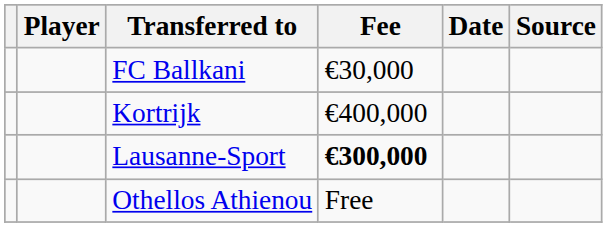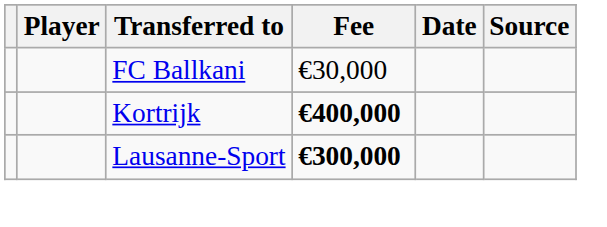(376, 112) normal -> (350, 112) bold
- row: (212, 199)
